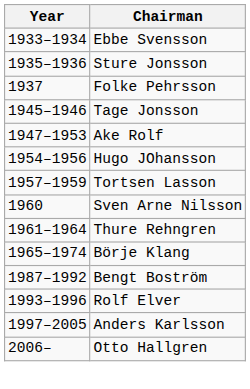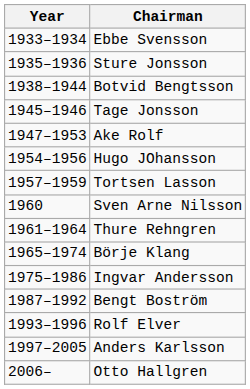- row: (155, 88)
+ row: (164, 88)
+ row: (164, 277)
